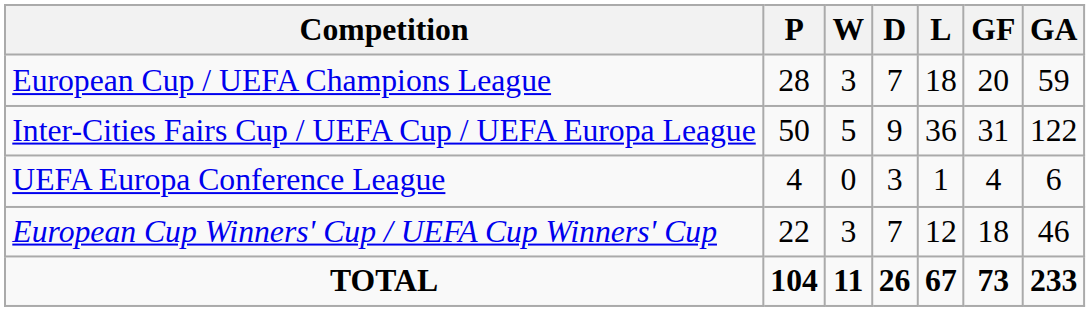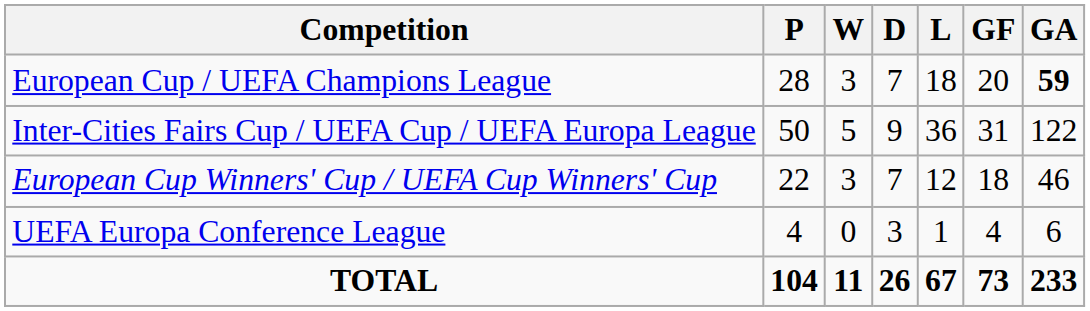(1054, 79) normal -> (1054, 79) bold
rows swapped: (229, 180) <-> (365, 230)
